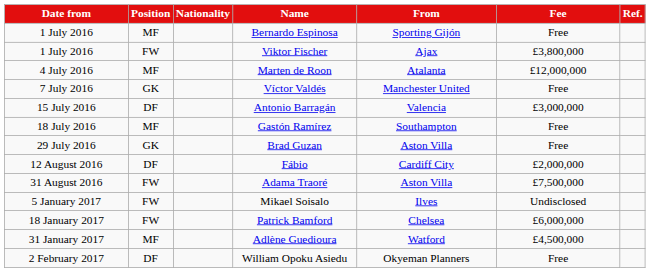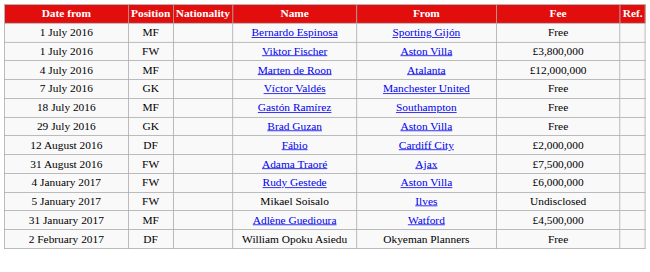(426, 51) Ajax -> (426, 51) Aston Villa
- row: (295, 108)
(426, 183) Aston Villa -> (426, 164) Ajax
+ row: (295, 183)
- row: (295, 220)
